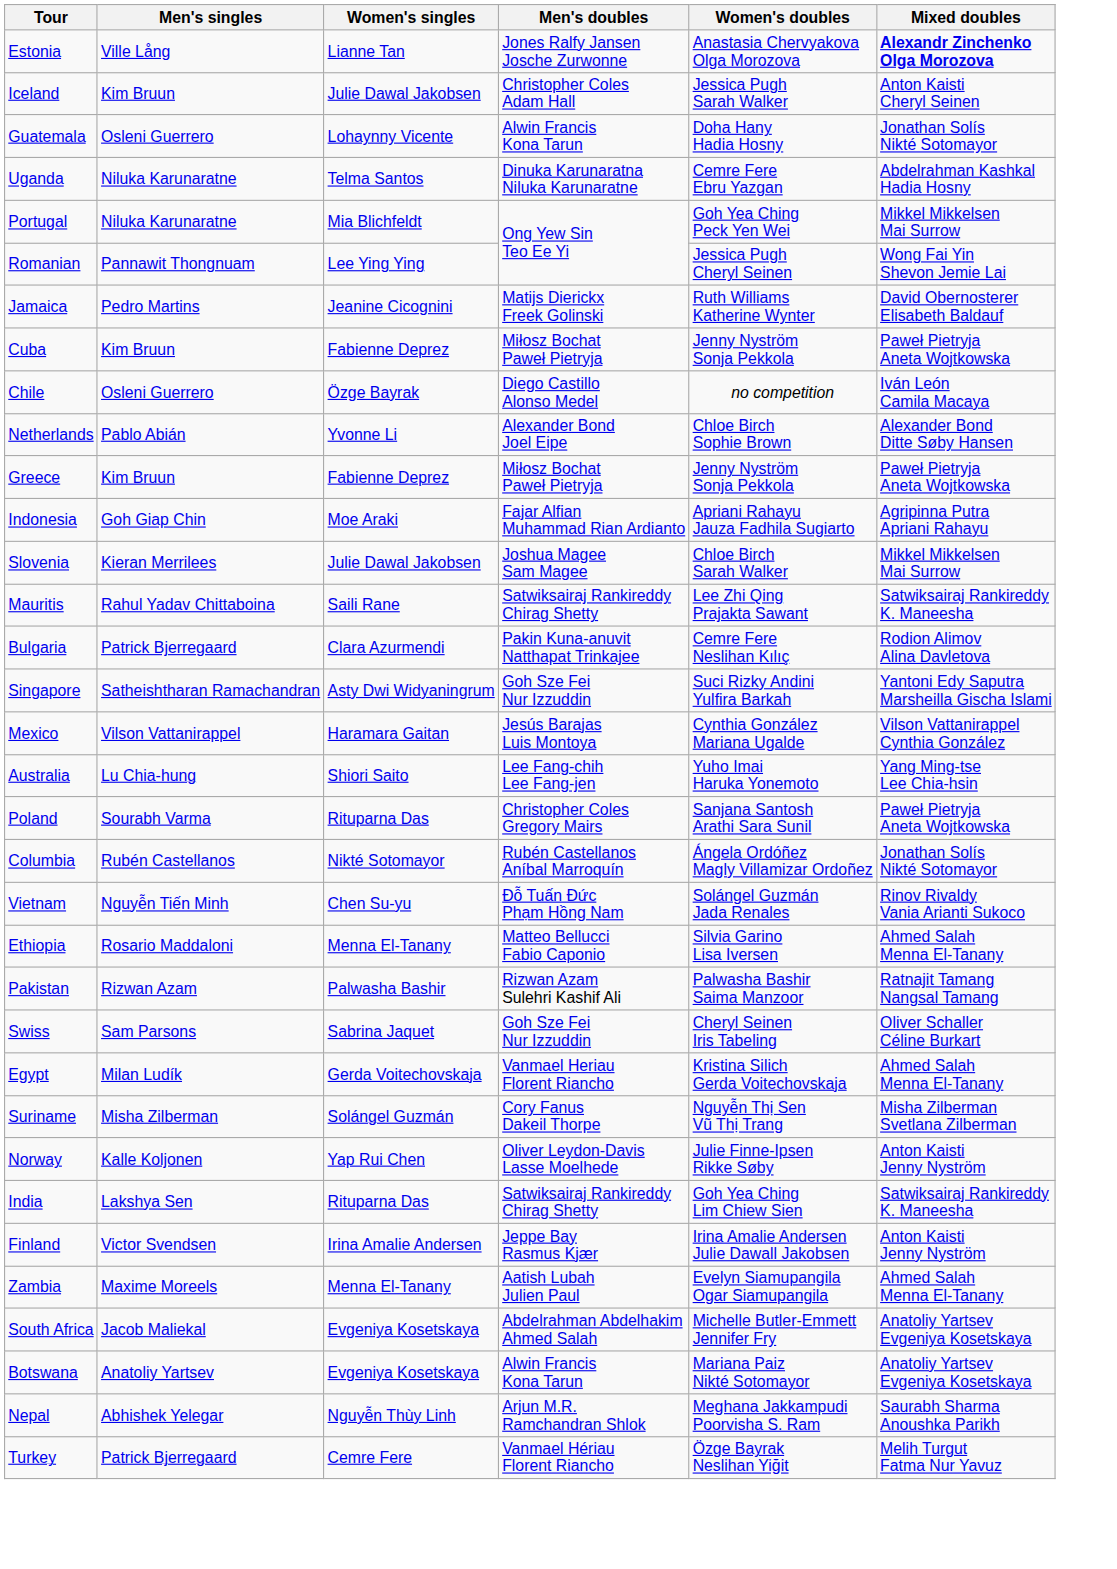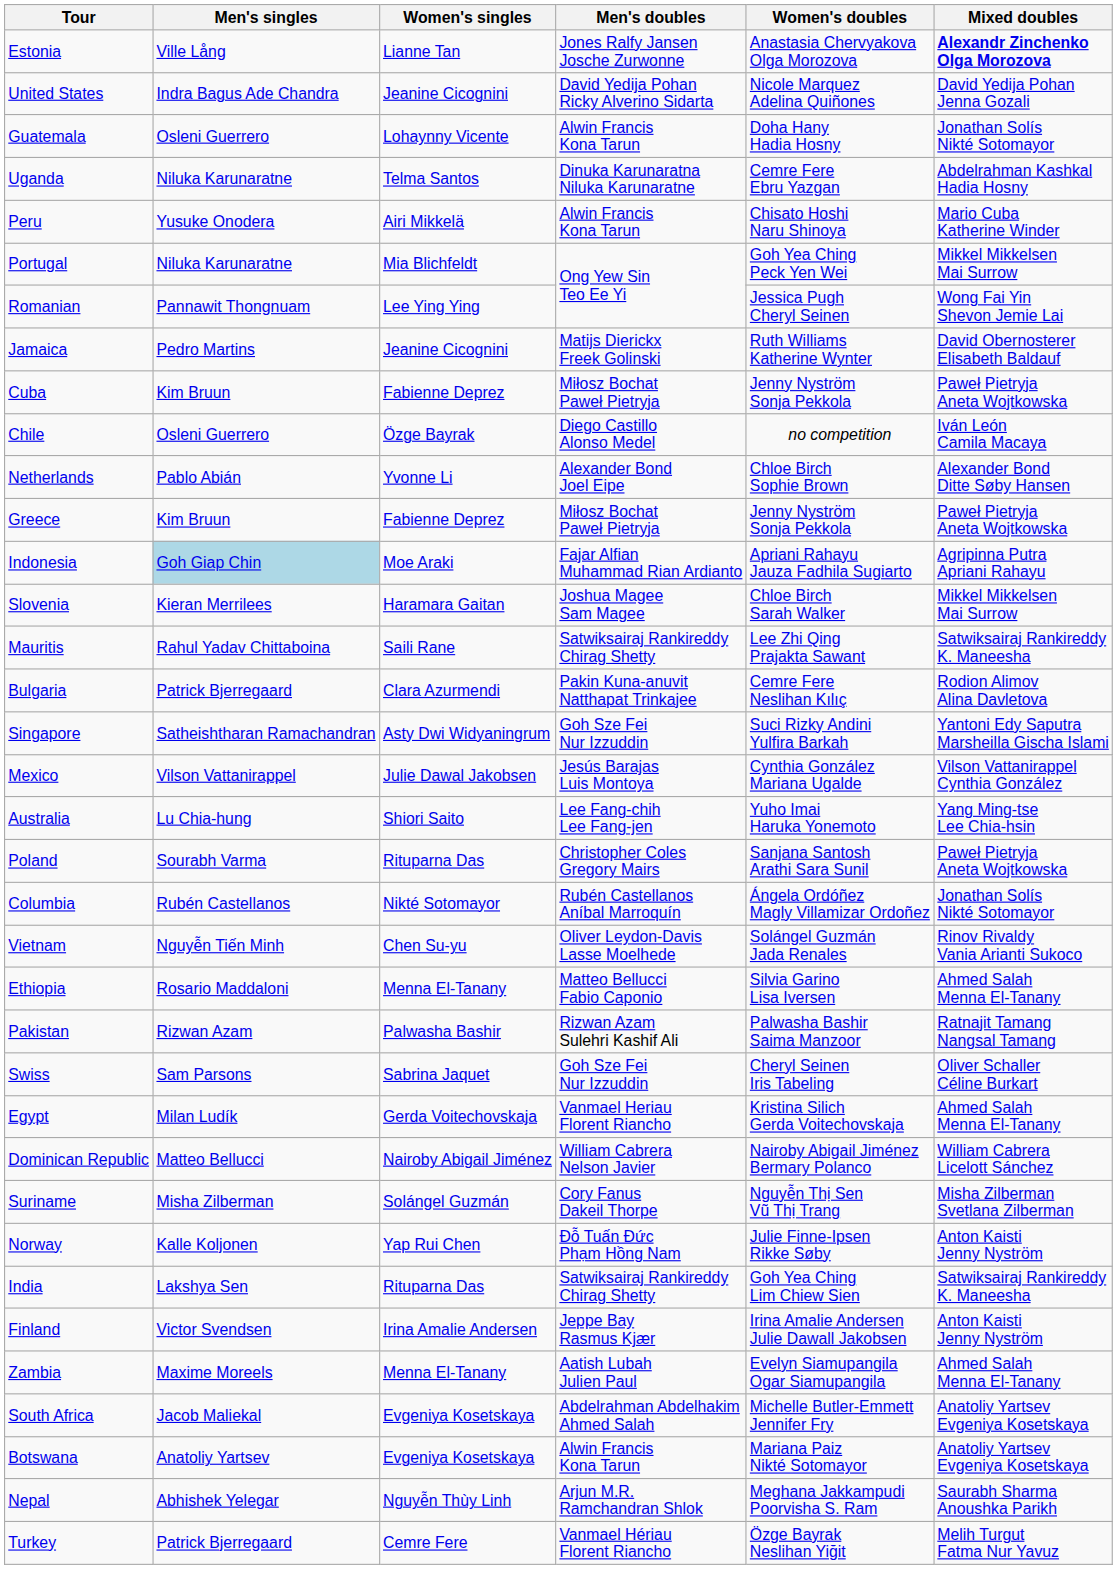- row: (34, 94)
+ row: (56, 94)
+ row: (25, 222)
(153, 520) no background -> (209, 563) lightblue background
(404, 563) Julie Dawal Jakobsen -> (444, 605) Haramara Gaitan
(388, 733) Haramara Gaitan -> (460, 776) Julie Dawal Jakobsen
(563, 904) Đỗ Tuấn Đức Phạm Hồng Nam -> (631, 946) Oliver Leydon-Davis Lasse Moelhede
+ row: (79, 1160)
(573, 1160) Oliver Leydon-Davis Lasse Moelhede -> (620, 1245) Đỗ Tuấn Đức Phạm Hồng Nam
